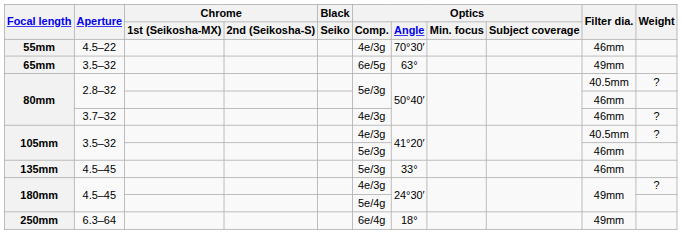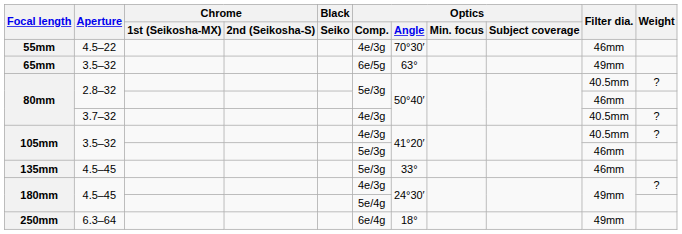(609, 117) 46mm -> (609, 117) 40.5mm
